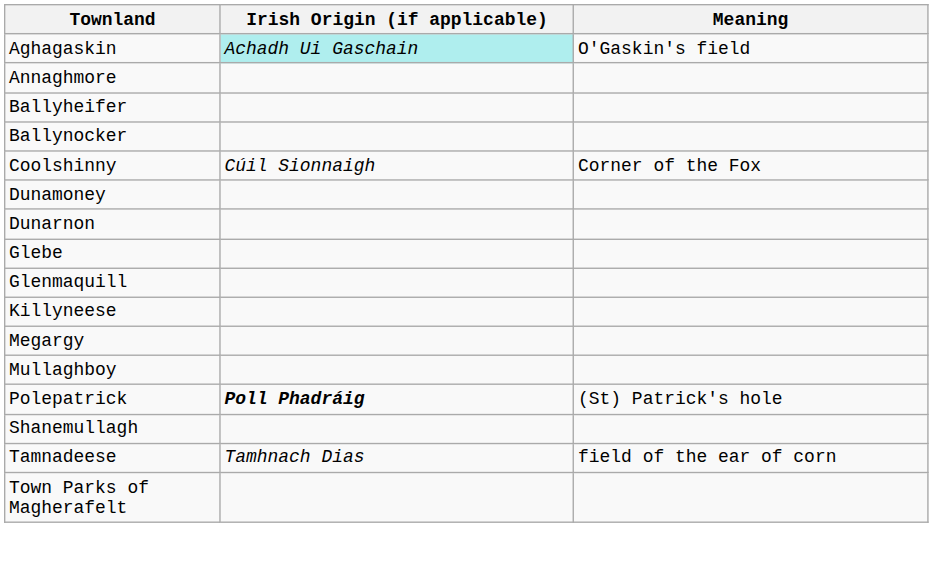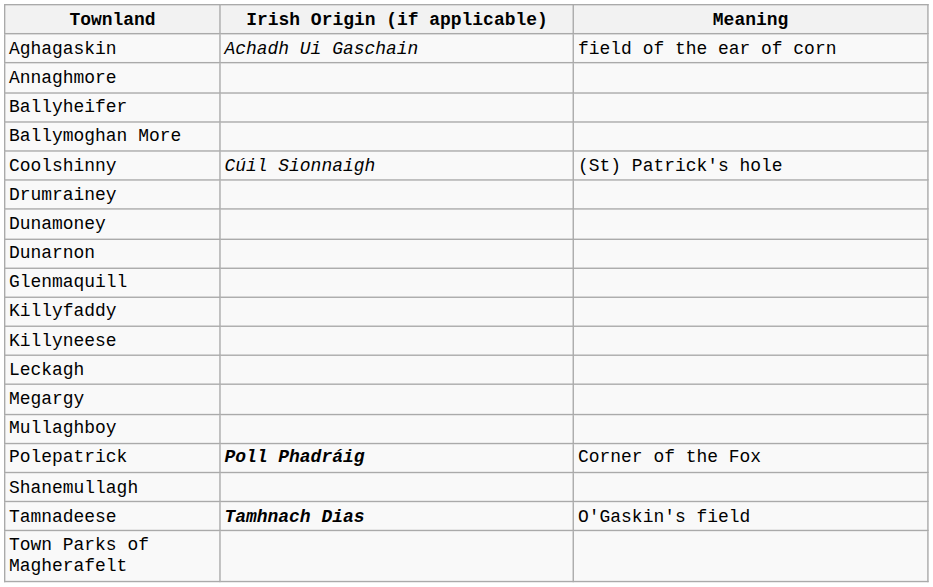(321, 49) paleturquoise background -> (321, 49) no background
(664, 49) O'Gaskin's field -> (707, 49) field of the ear of corn
+ row: (95, 136)
- row: (68, 136)
(670, 166) Corner of the Fox -> (680, 166) (St) Patrick's hole
+ row: (63, 195)
- row: (36, 253)
+ row: (63, 312)
+ row: (47, 370)
(680, 399) (St) Patrick's hole -> (670, 458) Corner of the Fox
(294, 458) normal -> (294, 516) bold
(707, 458) field of the ear of corn -> (664, 516) O'Gaskin's field
